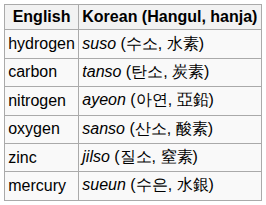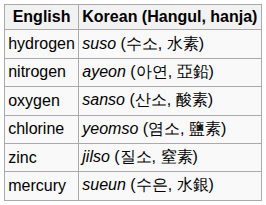- row: (33, 72)
+ row: (36, 129)
